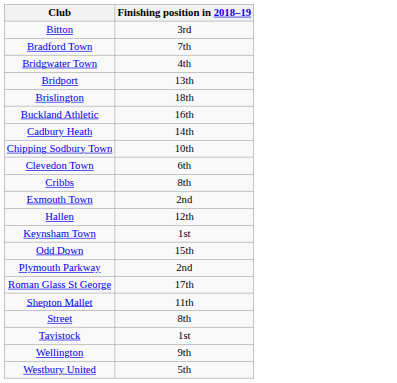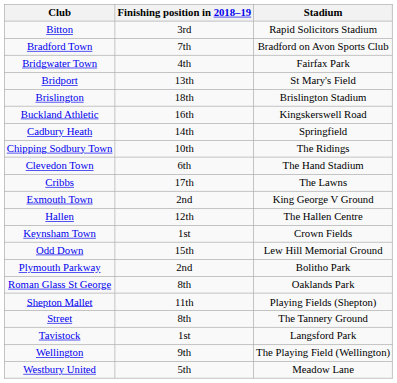+ column: (323, 13)
(184, 183) 8th -> (184, 183) 17th
(184, 285) 17th -> (184, 285) 8th
